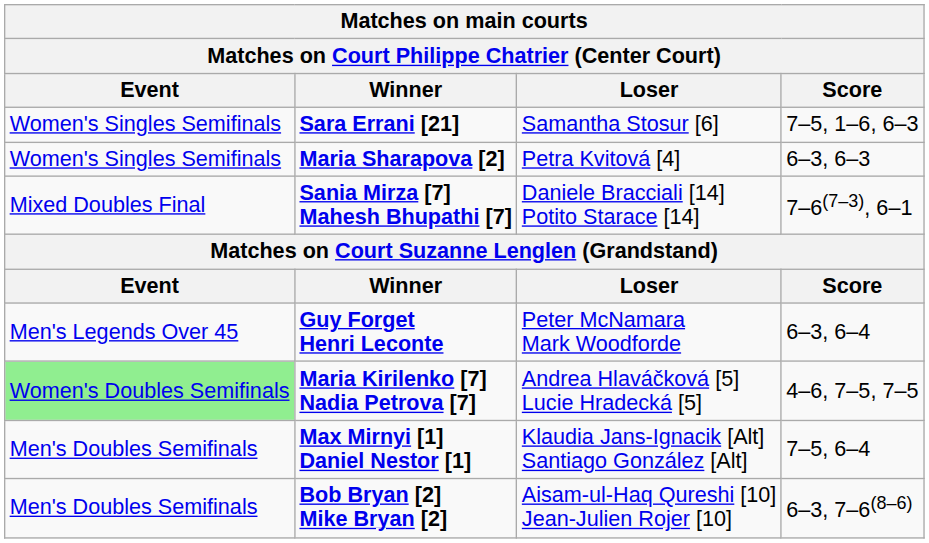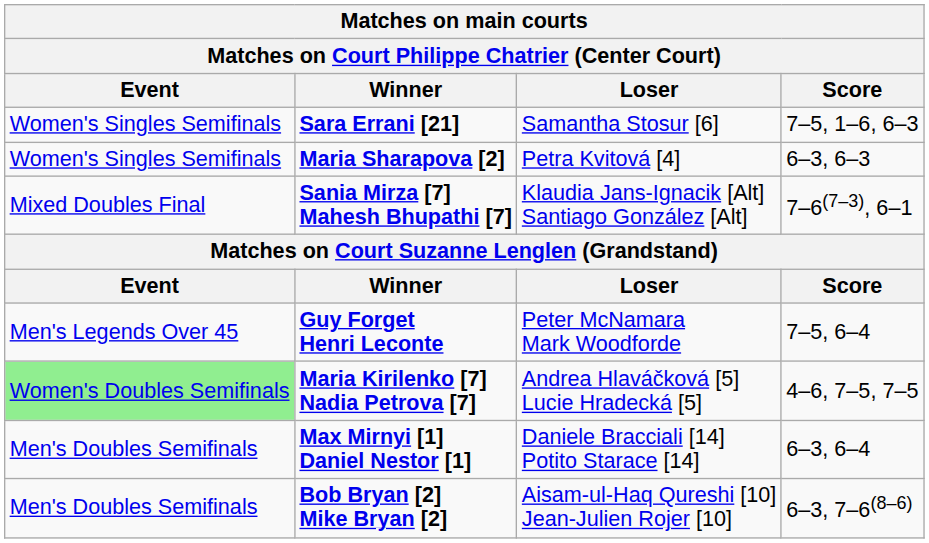(623, 205) Daniele Bracciali [14] Potito Starace [14] -> (643, 205) Klaudia Jans-Ignacik [Alt] Santiago González [Alt]
(828, 332) 6–3, 6–4 -> (828, 332) 7–5, 6–4
(643, 449) Klaudia Jans-Ignacik [Alt] Santiago González [Alt] -> (623, 449) Daniele Bracciali [14] Potito Starace [14]
(828, 449) 7–5, 6–4 -> (828, 449) 6–3, 6–4
